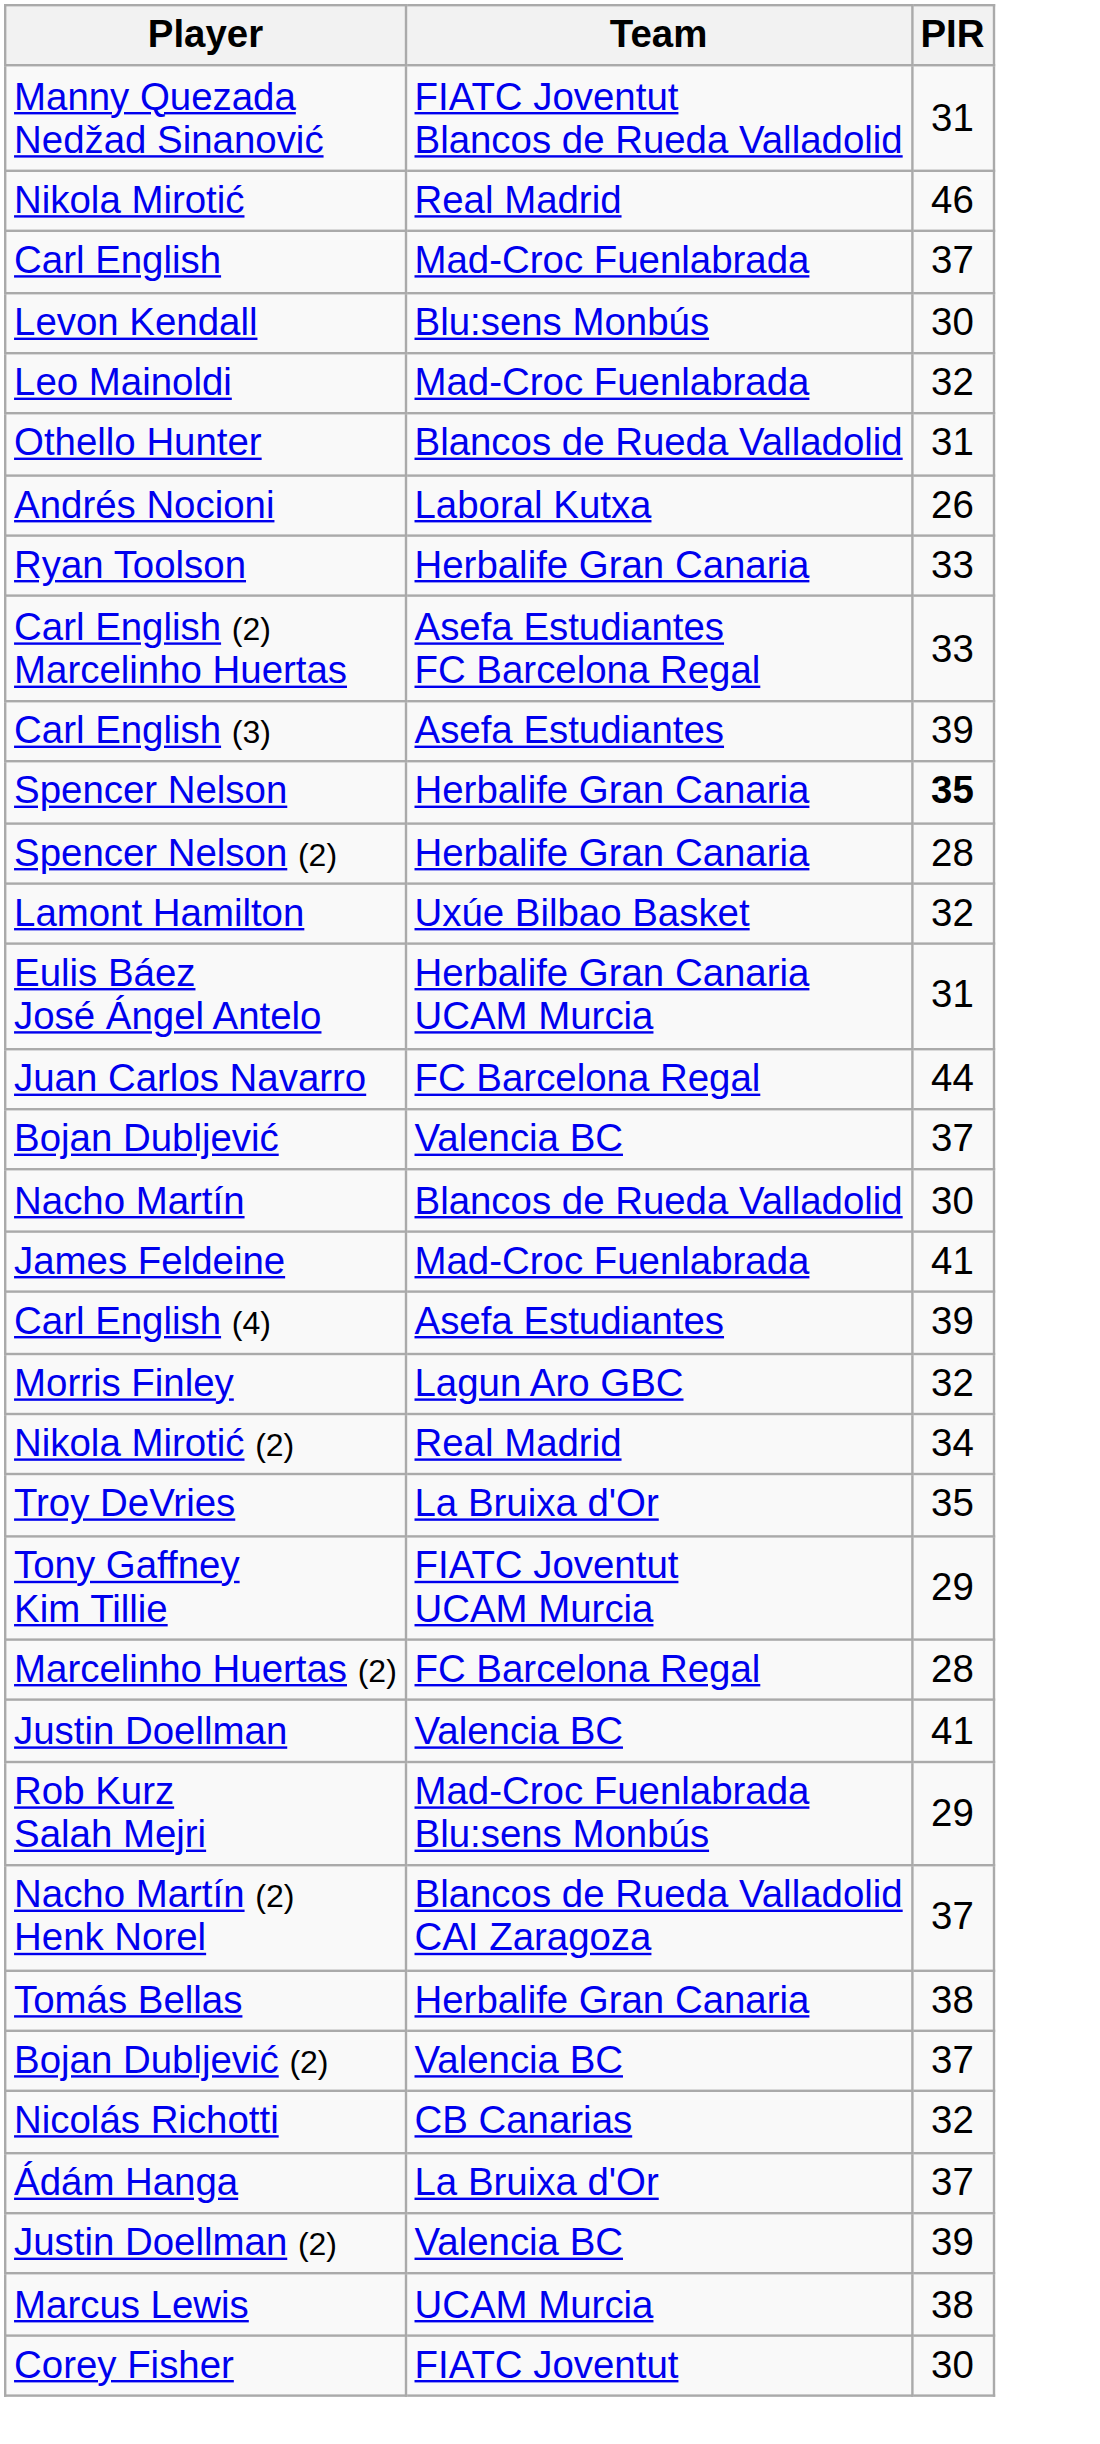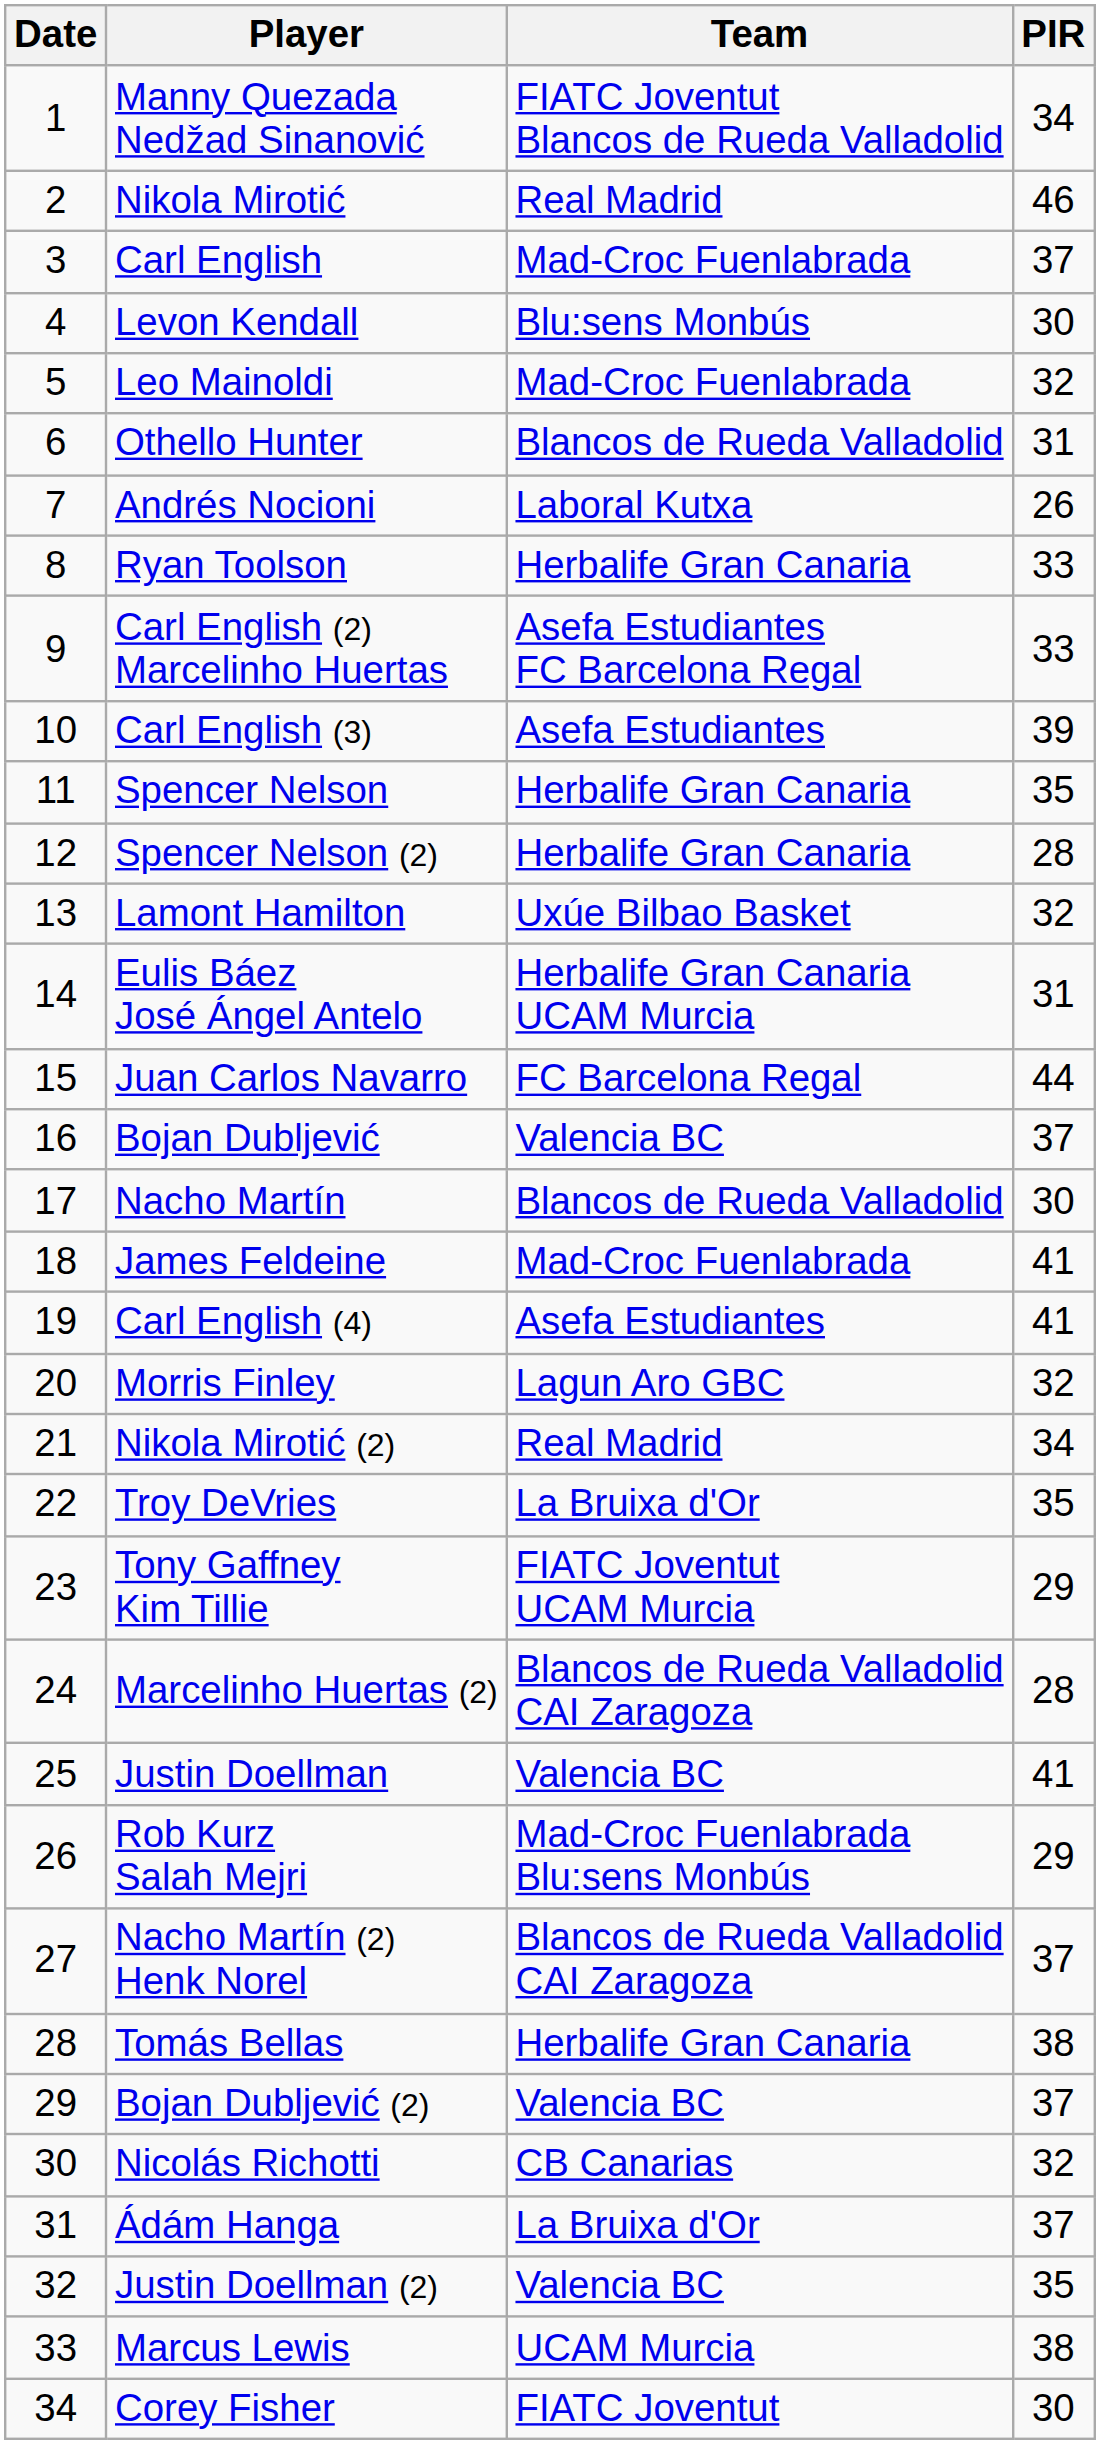+ column: (56, 34)
(952, 117) 31 -> (1053, 117) 34
(952, 791) bold -> (1053, 791) normal
(952, 1321) 39 -> (1053, 1321) 41
(587, 1669) FC Barcelona Regal -> (760, 1690) Blancos de Rueda Valladolid CAI Zaragoza
(952, 2242) 39 -> (1053, 2286) 35
